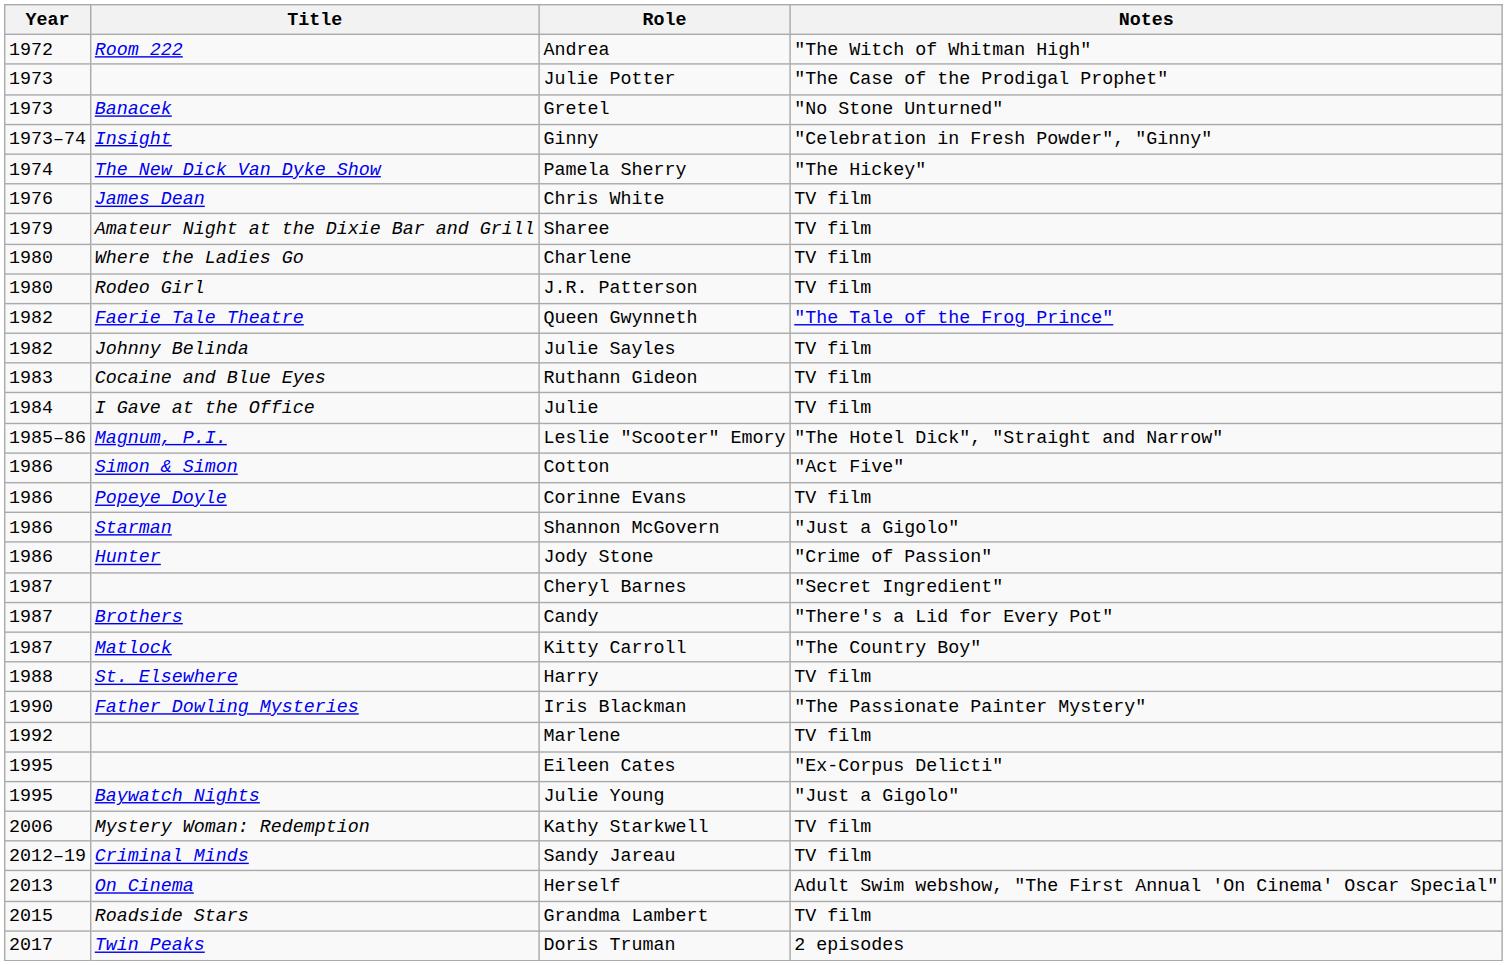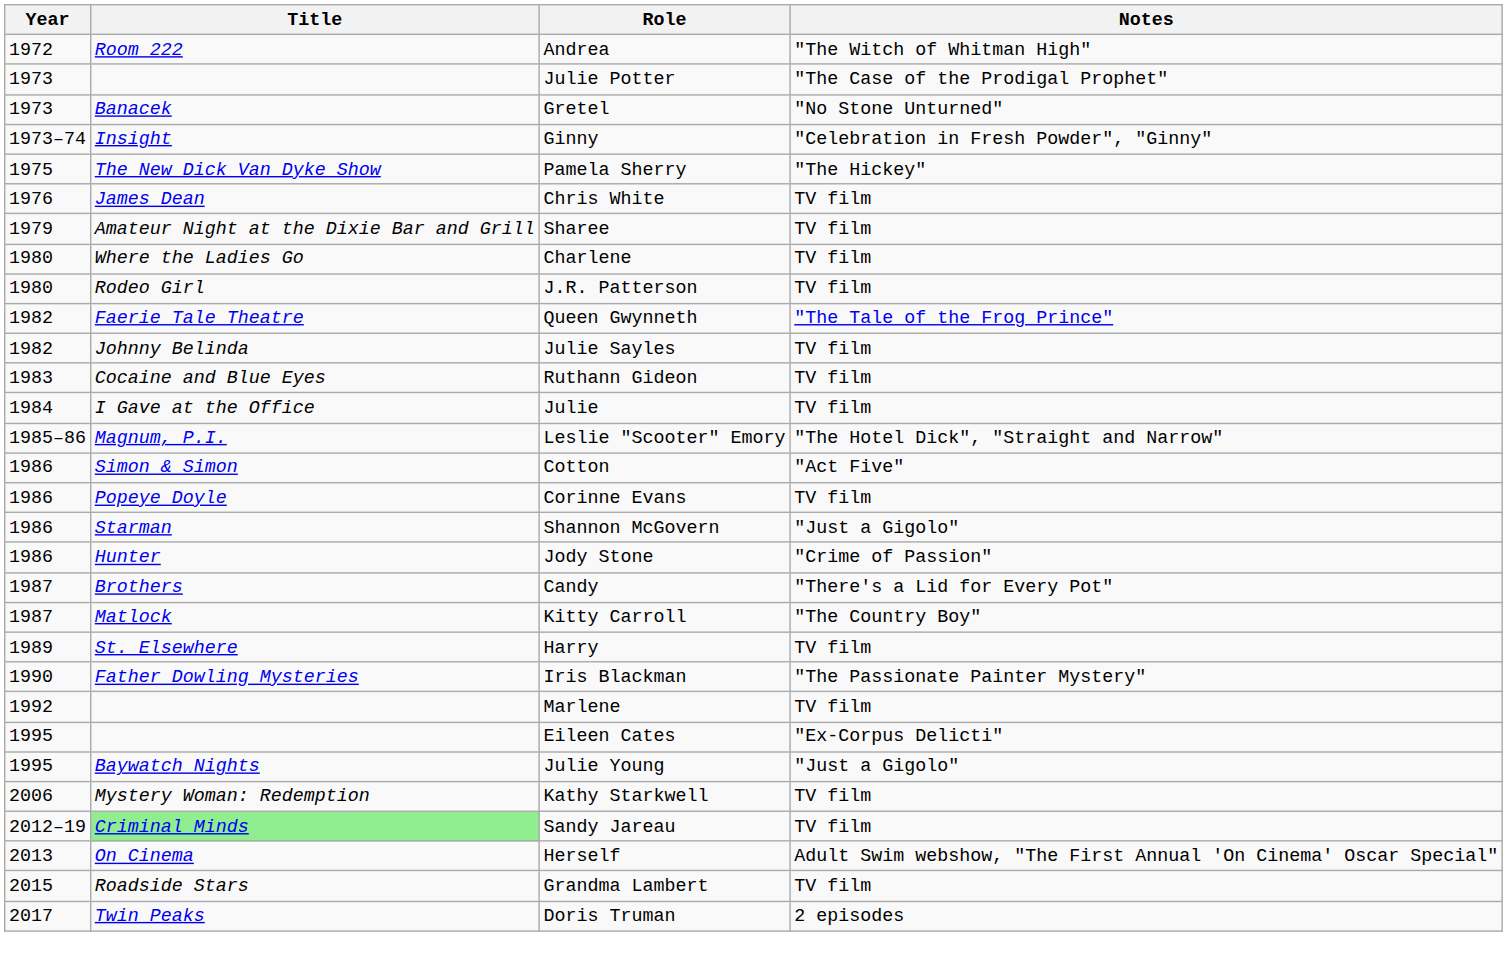(31, 169) 1974 -> (31, 169) 1975
- row: (615, 587)
(31, 677) 1988 -> (31, 647) 1989
(172, 856) no background -> (172, 826) lightgreen background
